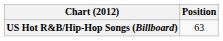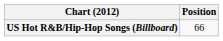(199, 28) 63 -> (199, 28) 66
